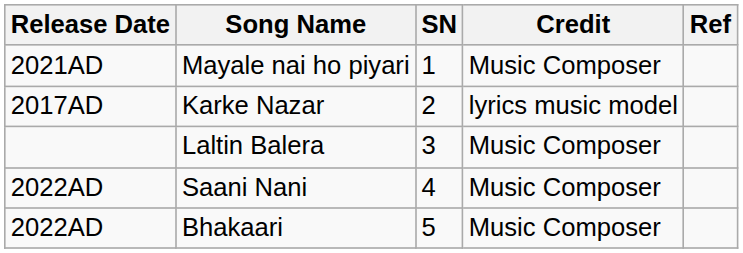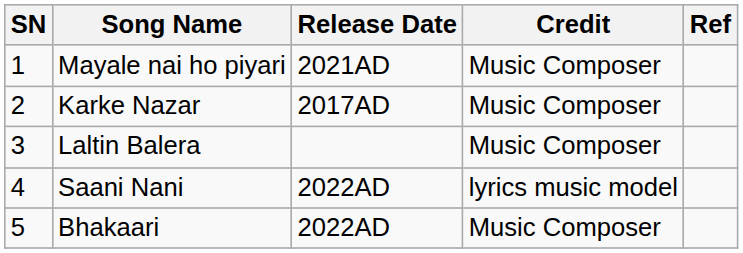columns swapped: (439, 24) <-> (90, 24)
(573, 106) lyrics music model -> (565, 106) Music Composer
(565, 187) Music Composer -> (573, 187) lyrics music model
